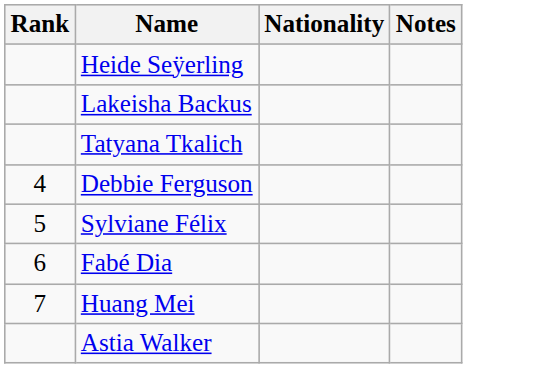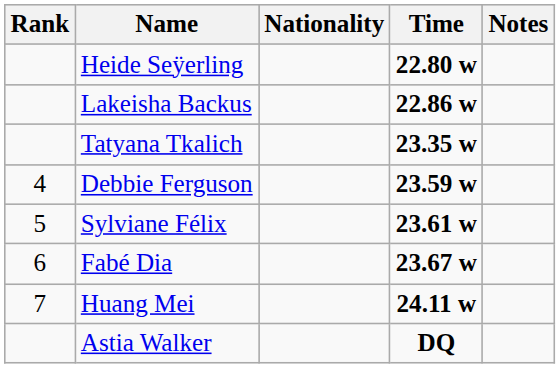+ column: (436, 24)
